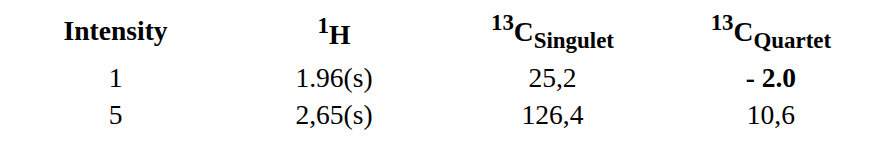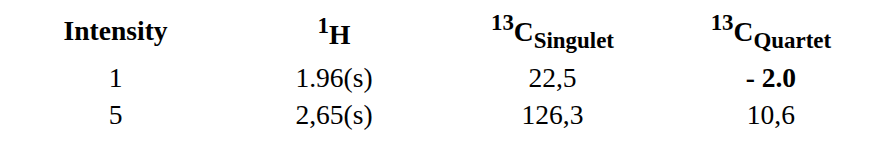(552, 76) 25,2 -> (552, 76) 22,5
(552, 114) 126,4 -> (552, 114) 126,3
